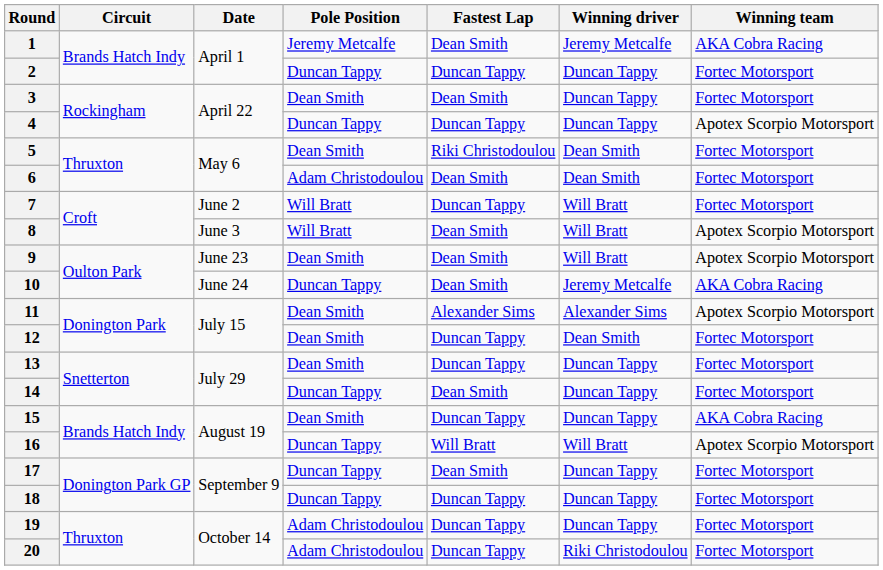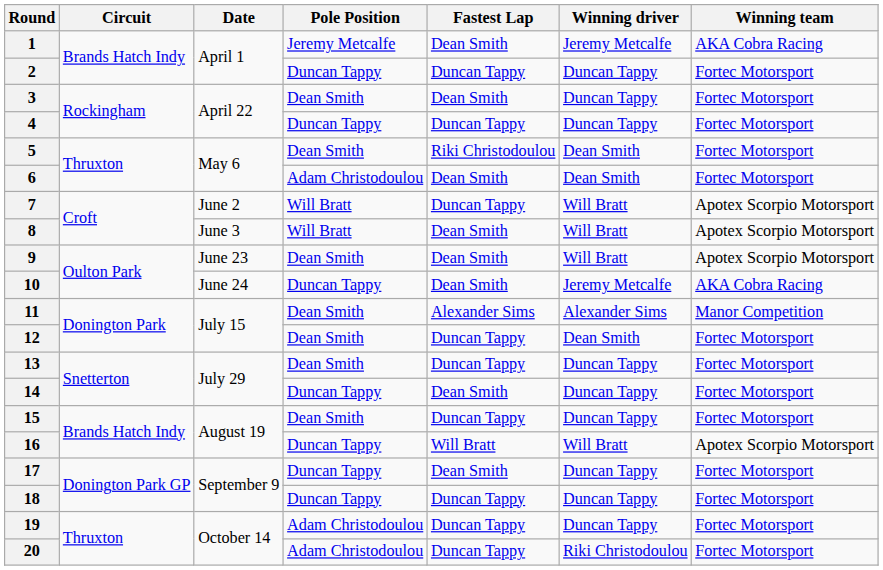(785, 124) Apotex Scorpio Motorsport -> (754, 124) Fortec Motorsport
(754, 204) Fortec Motorsport -> (785, 204) Apotex Scorpio Motorsport
(785, 311) Apotex Scorpio Motorsport -> (759, 311) Manor Competition
(759, 417) AKA Cobra Racing -> (754, 417) Fortec Motorsport
